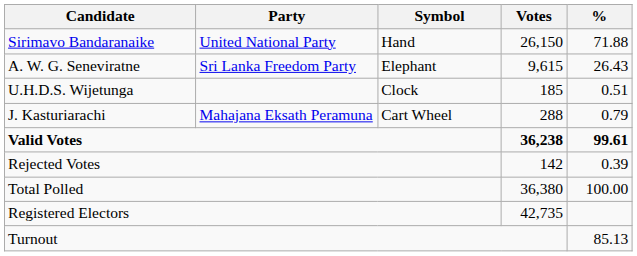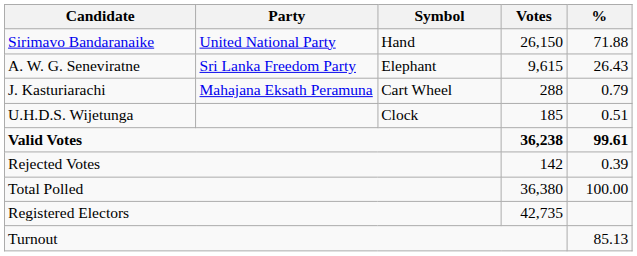rows swapped: (57, 115) <-> (71, 90)
